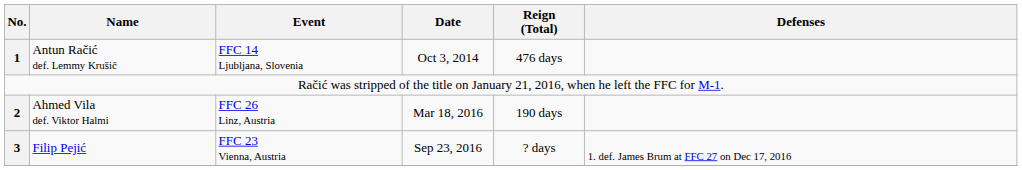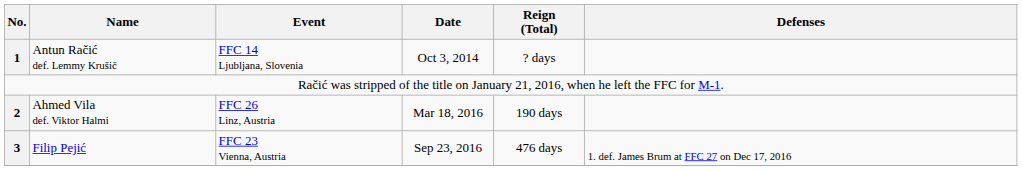(539, 57) 476 days -> (539, 57) ? days
(539, 148) ? days -> (539, 148) 476 days
